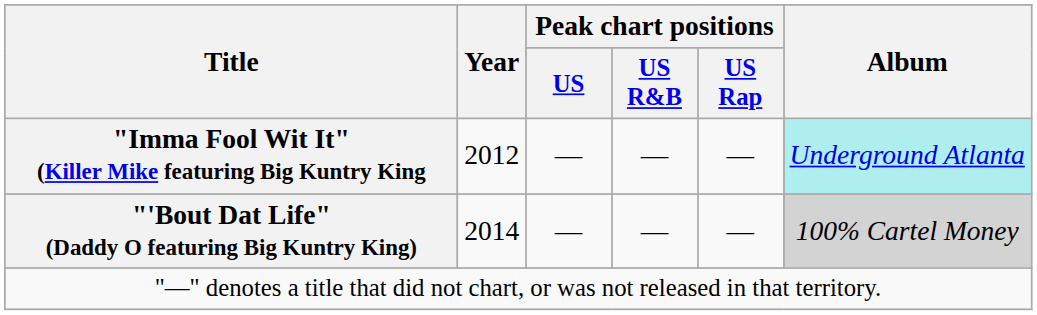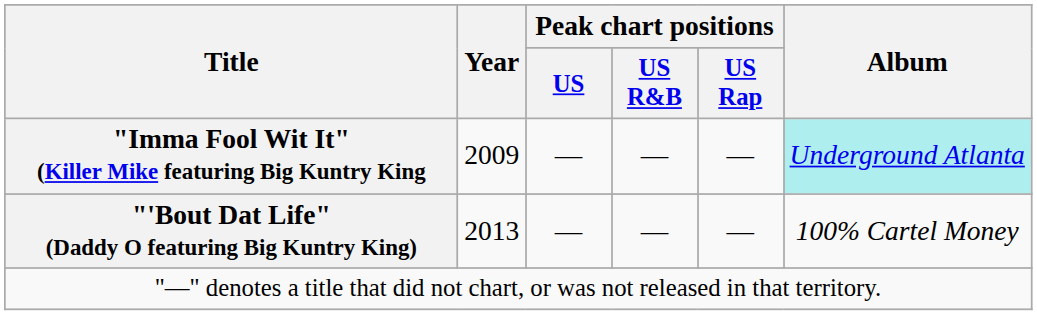(492, 155) 2012 -> (492, 155) 2009
(492, 230) 2014 -> (492, 230) 2013
(907, 230) lightgrey background -> (907, 230) no background
